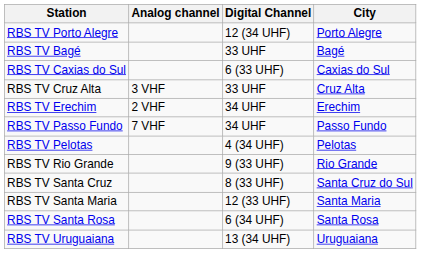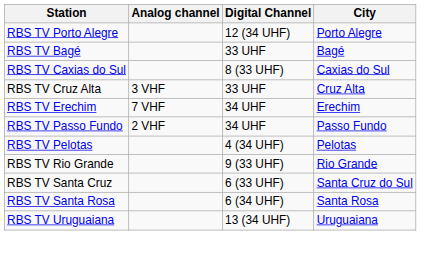(254, 70) 6 (33 UHF) -> (254, 70) 8 (33 UHF)
(148, 107) 2 VHF -> (148, 107) 7 VHF
(148, 126) 7 VHF -> (148, 126) 2 VHF
(254, 182) 8 (33 UHF) -> (254, 182) 6 (33 UHF)
- row: (62, 201)
